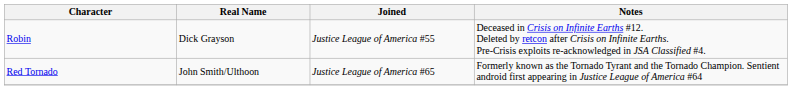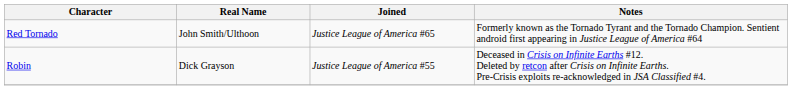rows swapped: (19, 39) <-> (32, 71)
